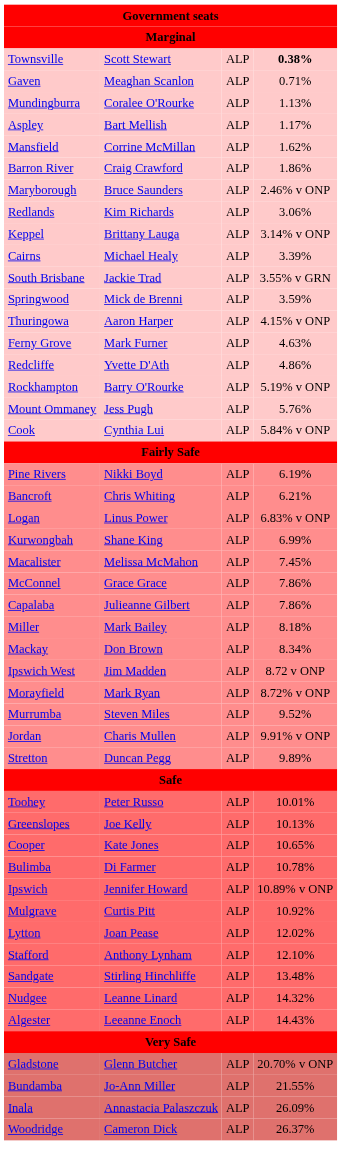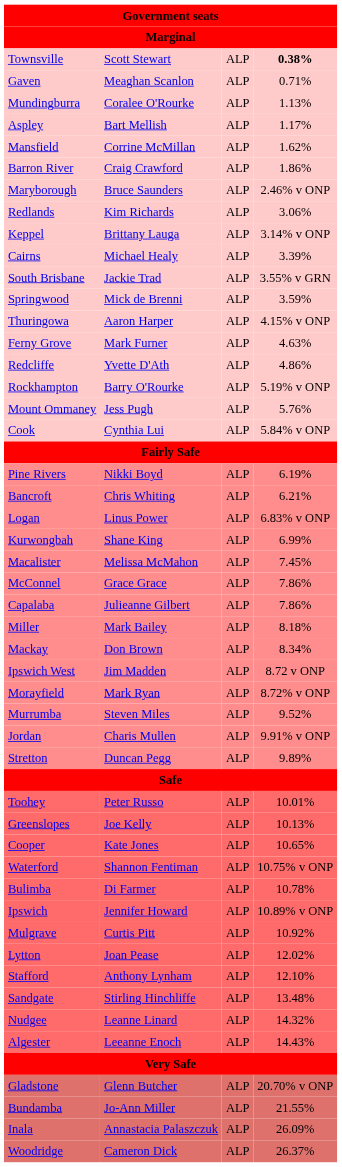+ row: (33, 867)
